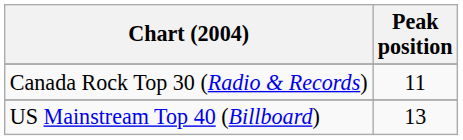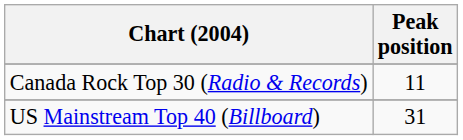(415, 116) 13 -> (415, 116) 31
